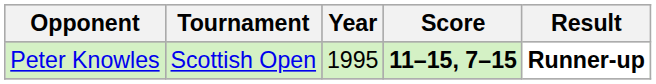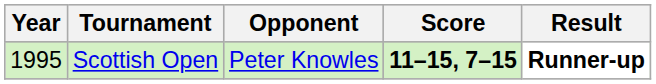columns swapped: (353, 24) <-> (85, 24)
